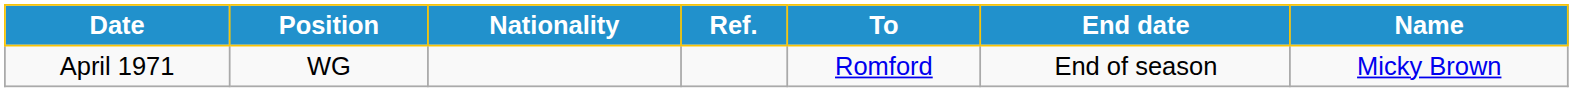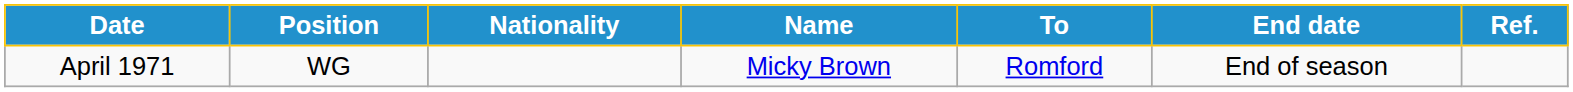columns swapped: (1429, 25) <-> (734, 25)
